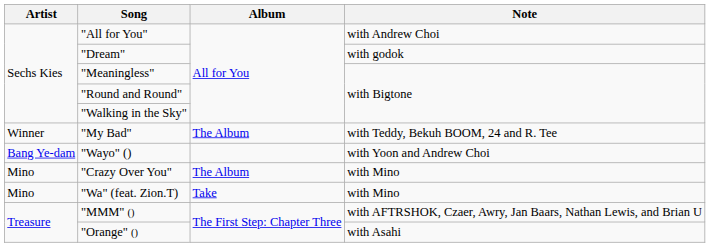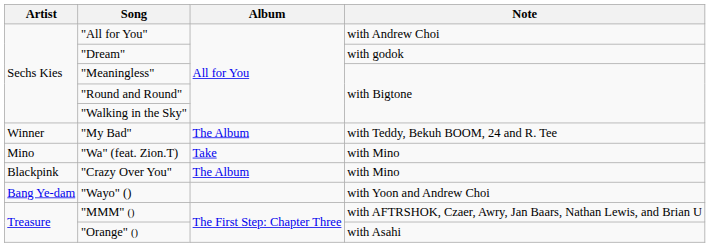rows swapped: (106, 152) <-> (130, 192)
(21, 172) Mino -> (33, 172) Blackpink
